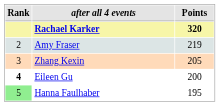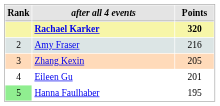(195, 45) 219 -> (195, 45) 216
(19, 77) bold -> (19, 77) normal
(195, 77) 200 -> (195, 77) 201
